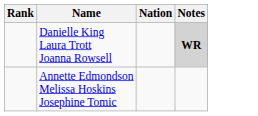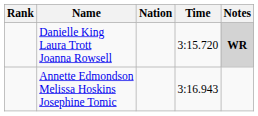+ column: (198, 13)
